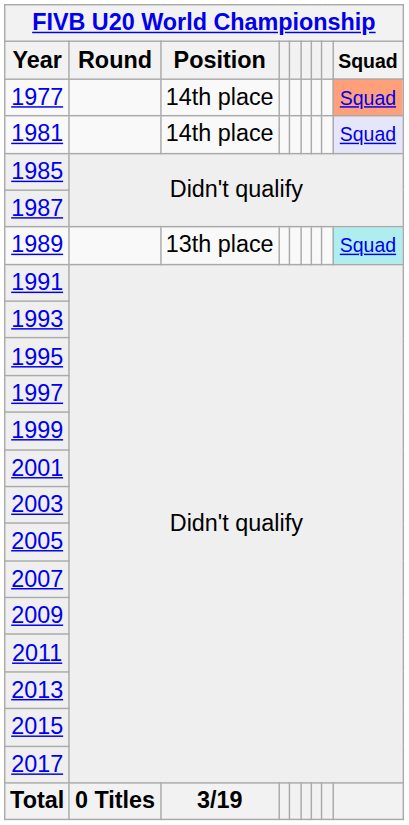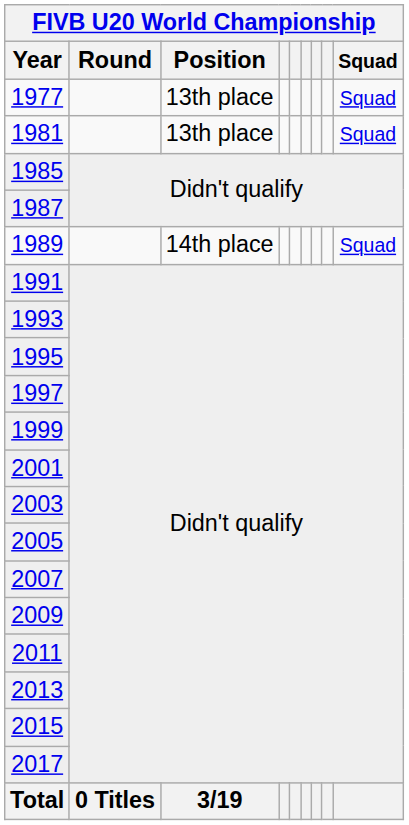(220, 97) 14th place -> (220, 97) 13th place
(368, 98) lightsalmon background -> (368, 98) no background
(220, 134) 14th place -> (220, 134) 13th place
(368, 135) lavender background -> (368, 135) no background
(220, 245) 13th place -> (220, 245) 14th place
(368, 246) paleturquoise background -> (368, 246) no background
